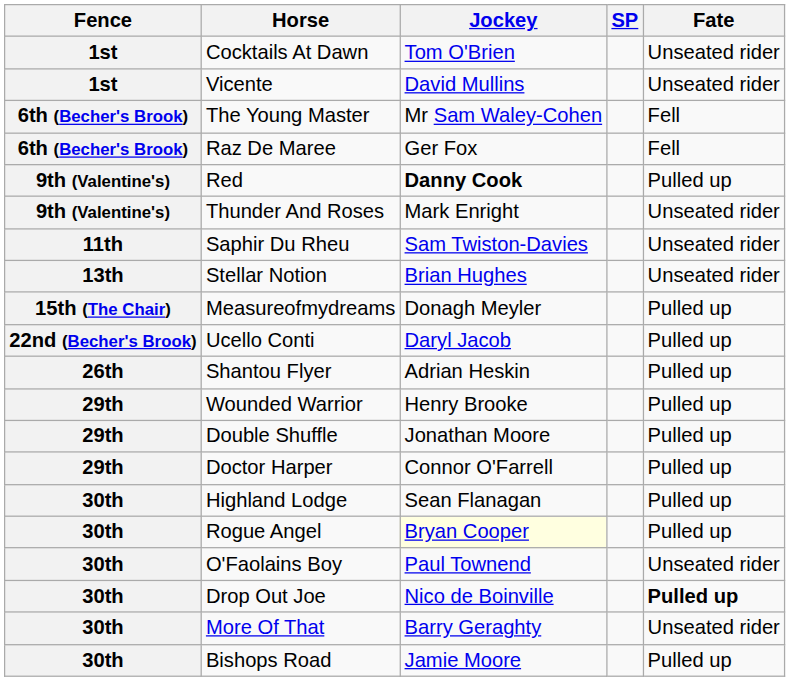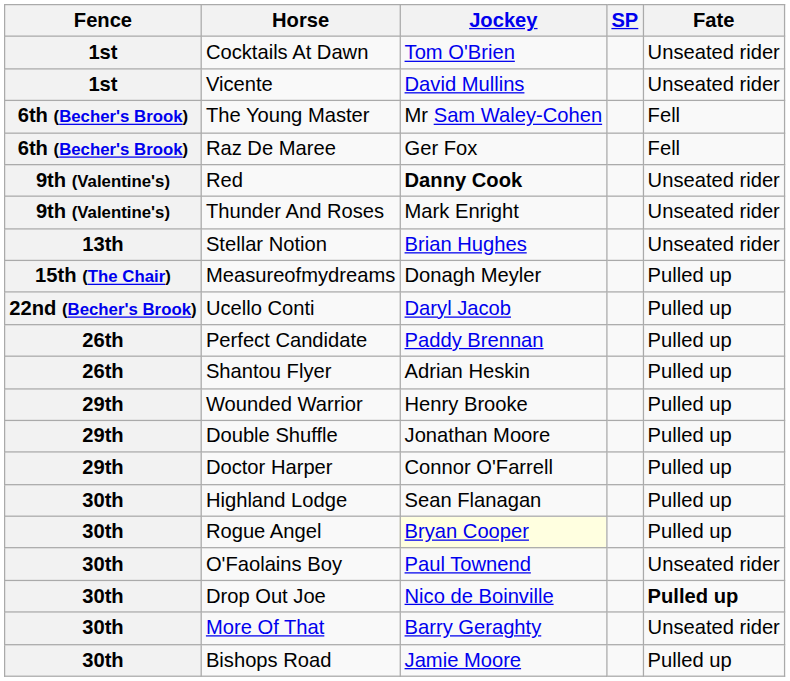(690, 180) Pulled up -> (714, 180) Unseated rider
- row: (278, 244)
+ row: (287, 340)
